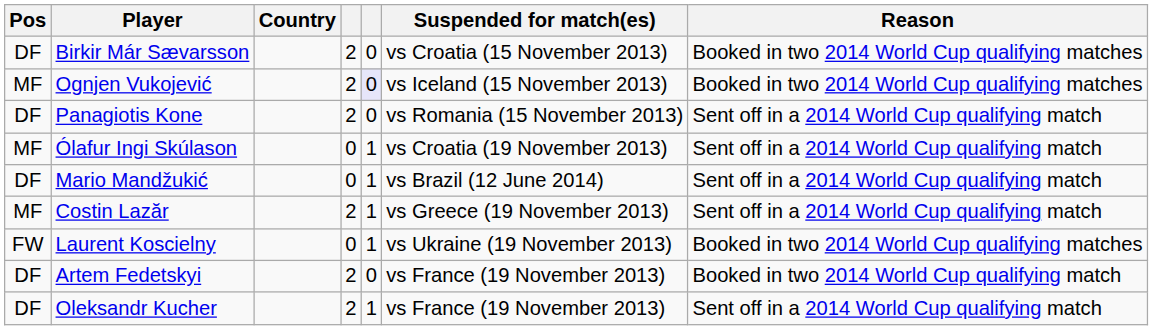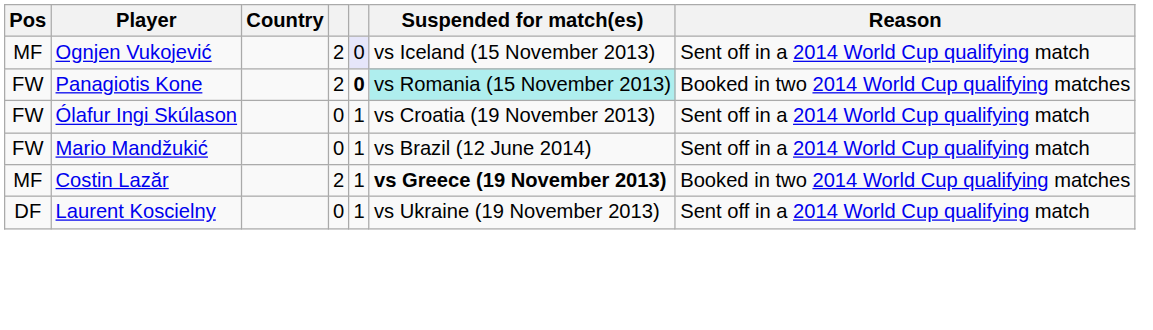- row: (152, 52)
(918, 84) Booked in two 2014 World Cup qualifying matches -> (885, 52) Sent off in a 2014 World Cup qualifying match
(28, 116) DF -> (28, 84) FW
(371, 116) normal -> (359, 84) bold
(535, 116) no background -> (522, 84) paleturquoise background
(897, 116) Sent off in a 2014 World Cup qualifying match -> (905, 84) Booked in two 2014 World Cup qualifying matches
(28, 148) MF -> (28, 116) FW
(28, 180) DF -> (28, 148) FW
(527, 212) normal -> (520, 180) bold
(897, 212) Sent off in a 2014 World Cup qualifying match -> (905, 180) Booked in two 2014 World Cup qualifying matches
(28, 244) FW -> (28, 212) DF
(918, 244) Booked in two 2014 World Cup qualifying matches -> (885, 212) Sent off in a 2014 World Cup qualifying match
- row: (128, 276)
- row: (136, 308)
